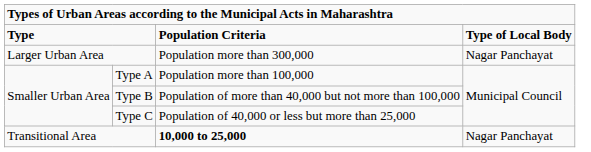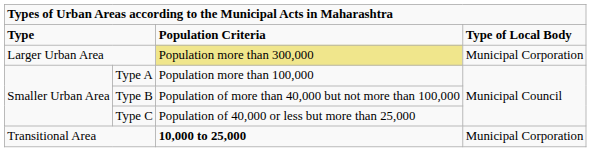(236, 55) no background -> (236, 55) khaki background
(509, 55) Nagar Panchayat -> (525, 55) Municipal Corporation
(509, 136) Nagar Panchayat -> (525, 136) Municipal Corporation
